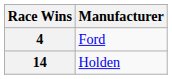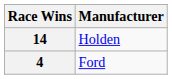rows swapped: (40, 62) <-> (40, 39)
